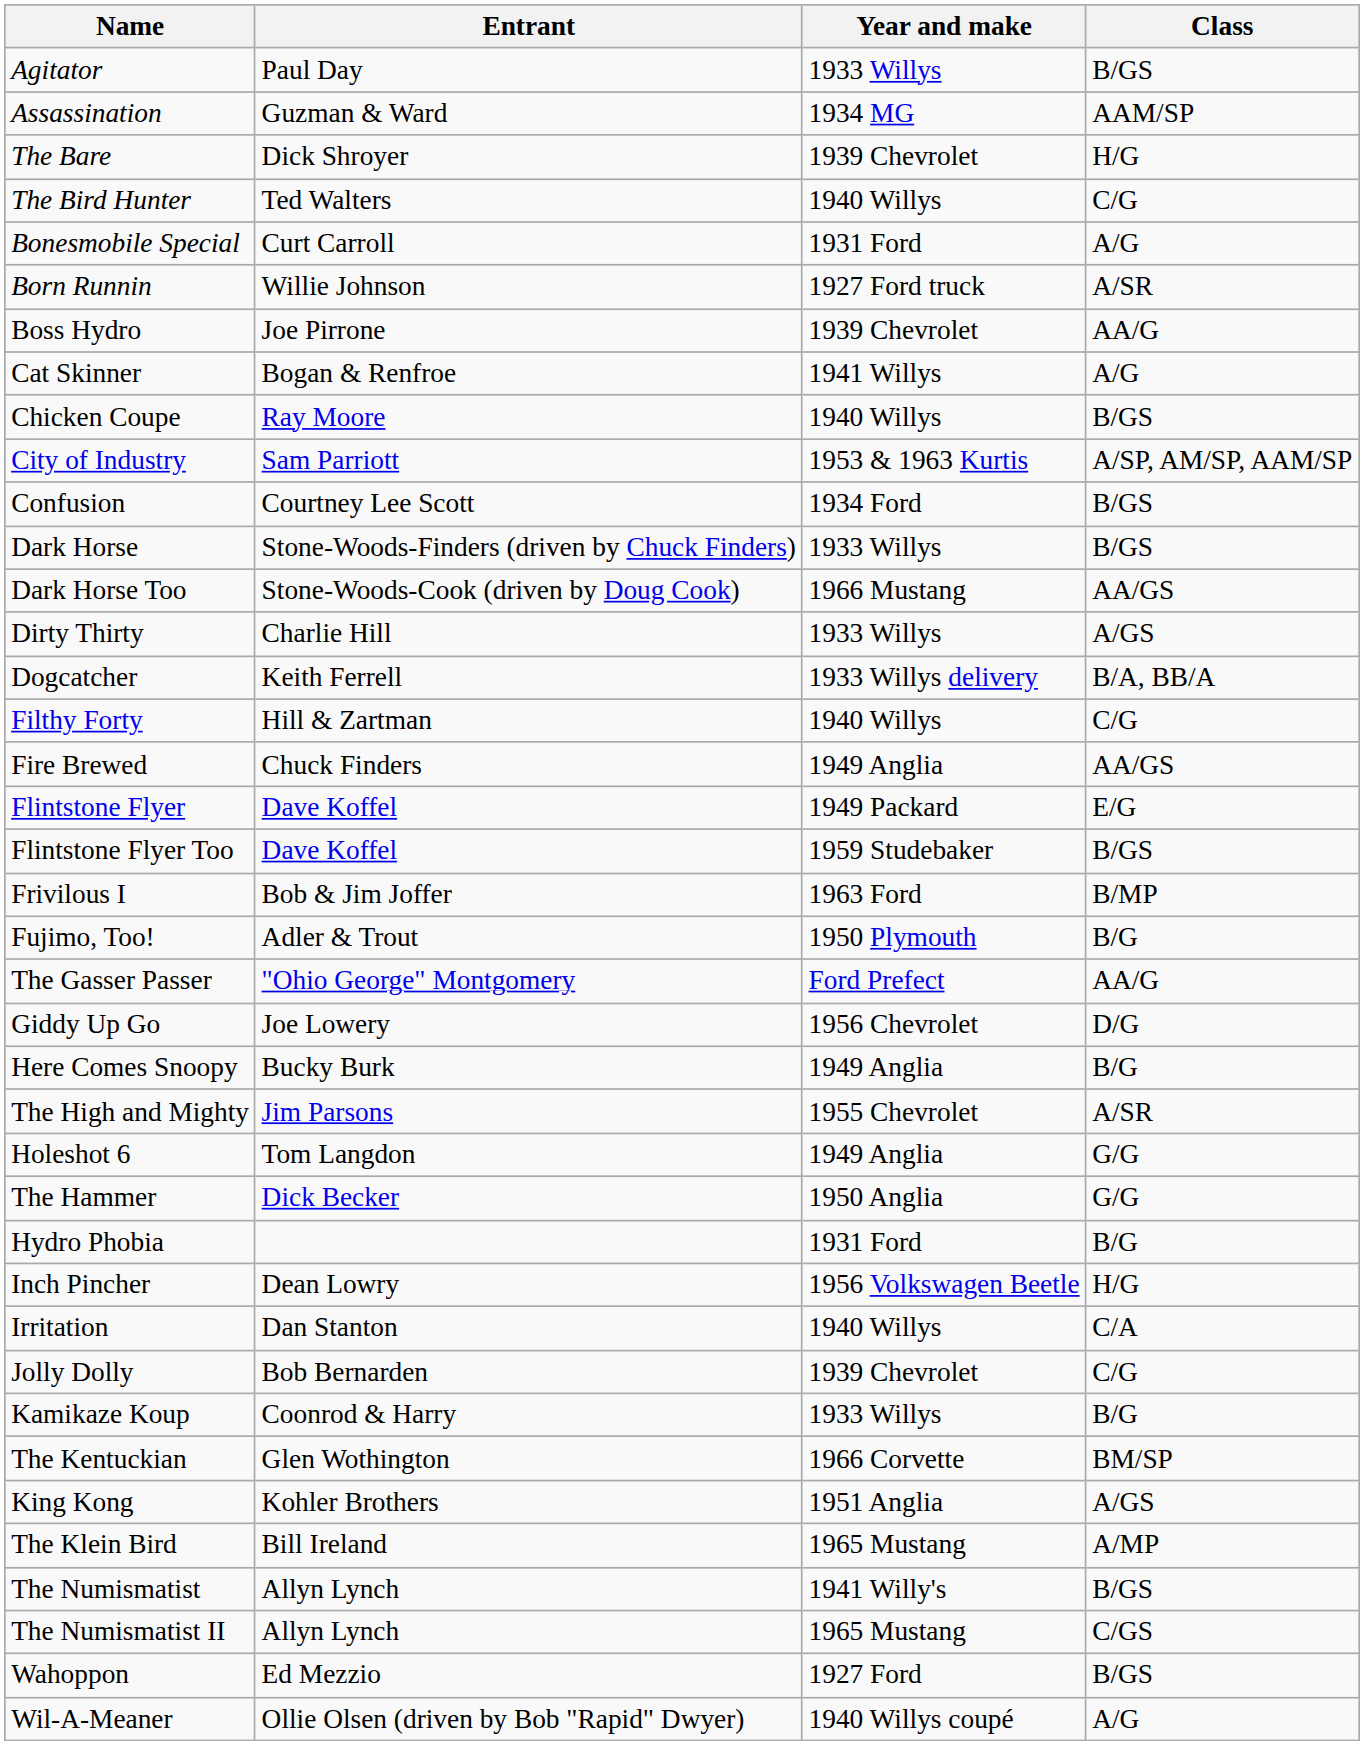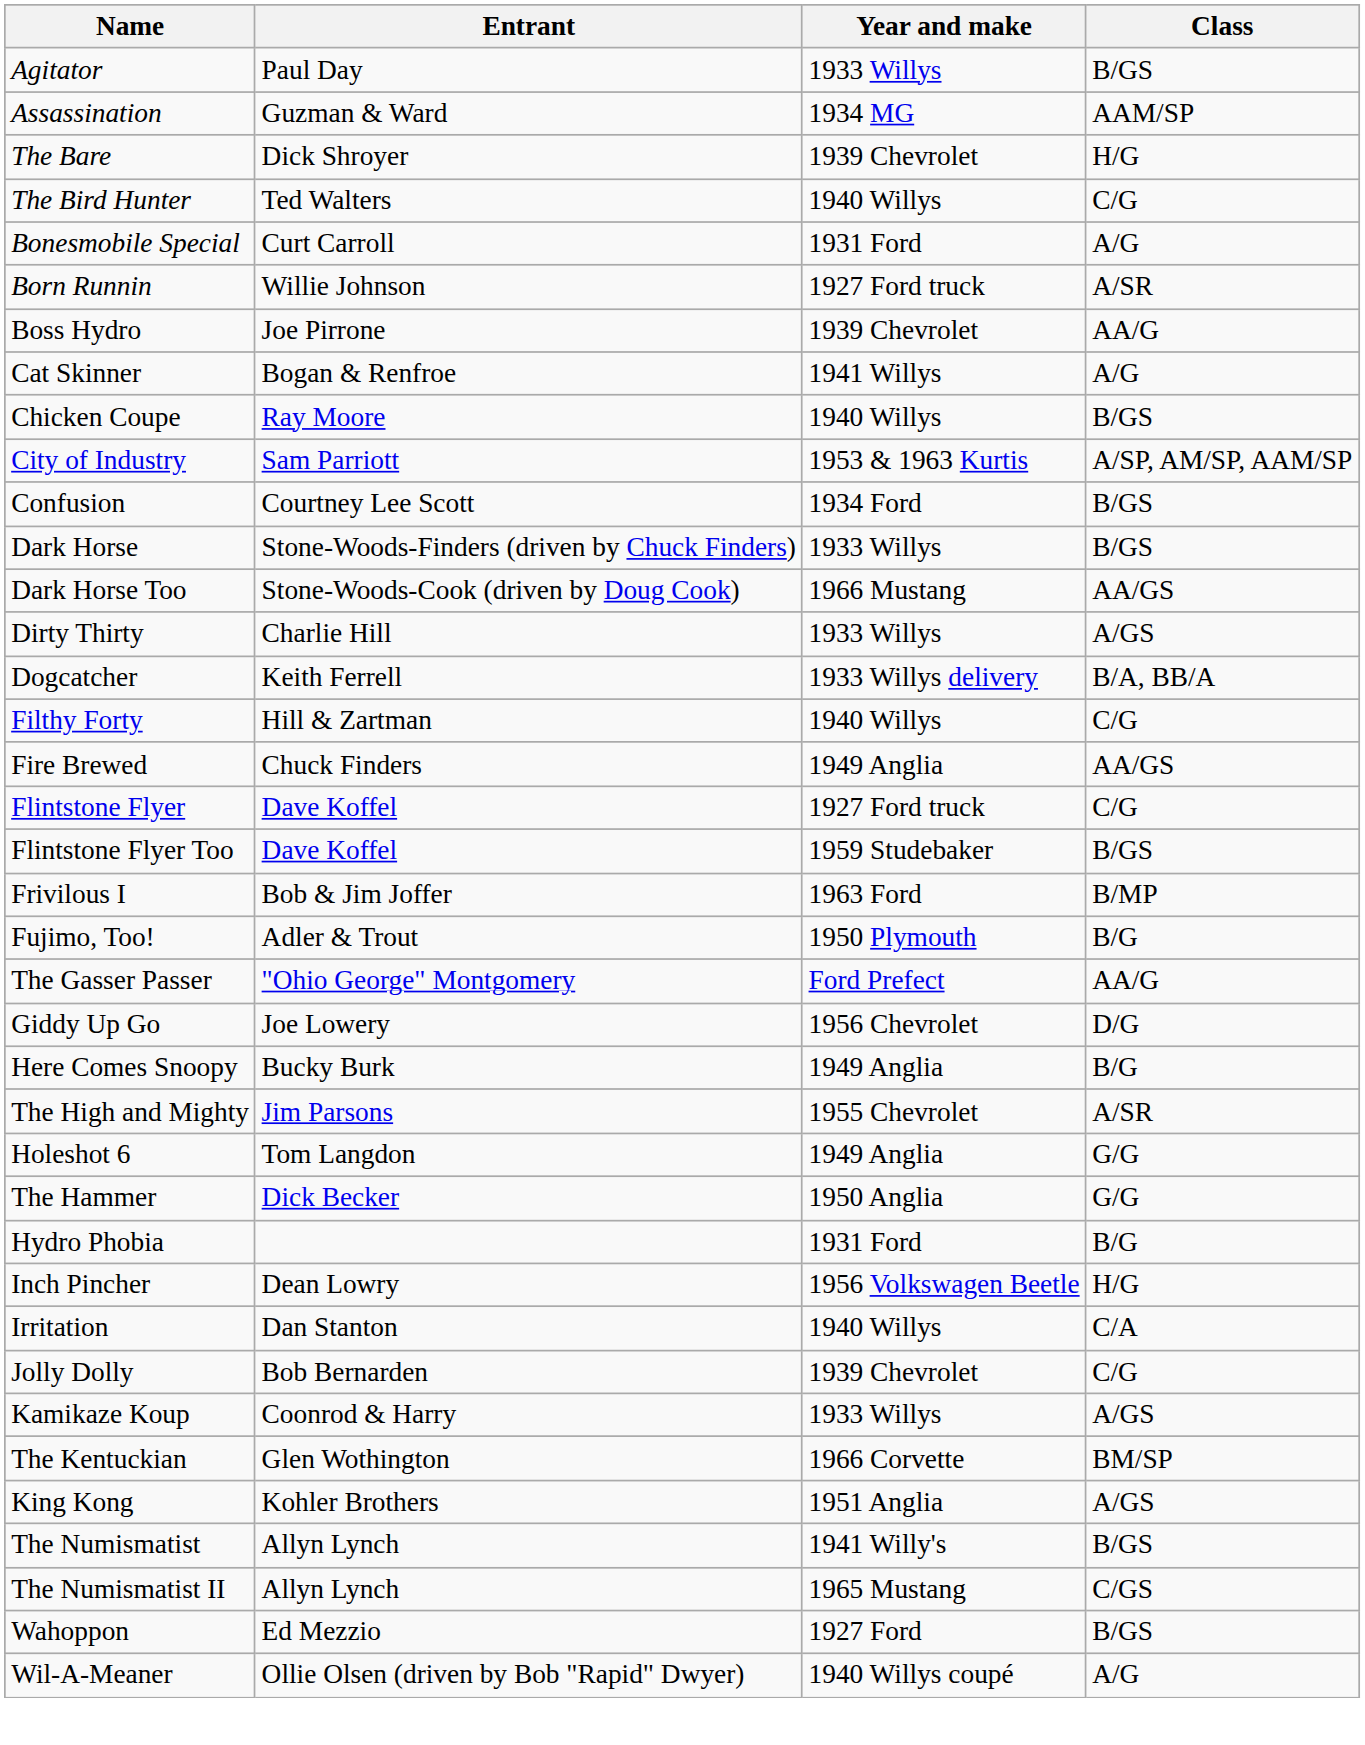(883, 807) 1949 Packard -> (897, 807) 1927 Ford truck
(1114, 807) E/G -> (1115, 807) C/G
(1115, 1414) B/G -> (1123, 1414) A/GS
- row: (94, 1544)
